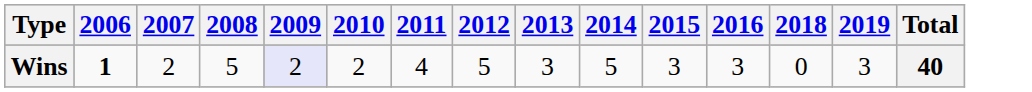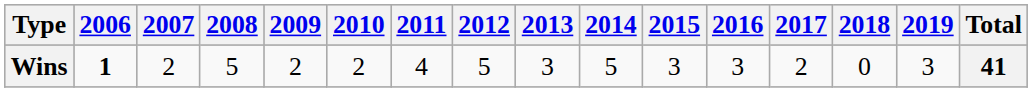+ column: (801, 24)
(295, 65) lavender background -> (295, 65) no background
(930, 65) 40 -> (994, 65) 41
